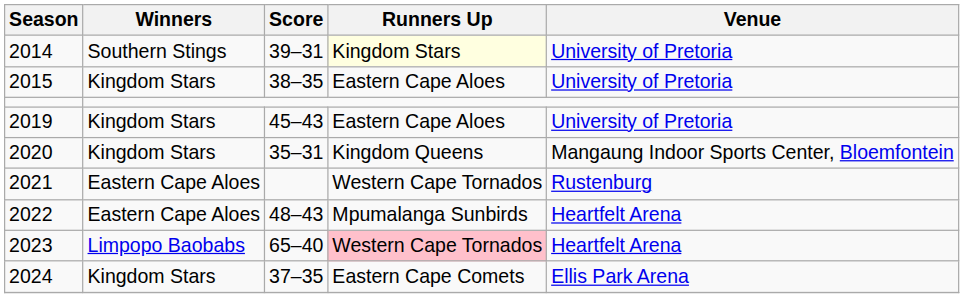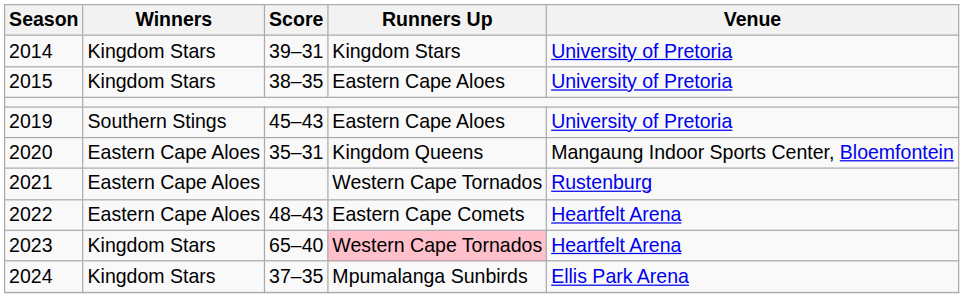(157, 50) Southern Stings -> (152, 50) Kingdom Stars
(396, 50) lightyellow background -> (396, 50) no background
(152, 121) Kingdom Stars -> (157, 121) Southern Stings
(152, 152) Kingdom Stars -> (174, 152) Eastern Cape Aloes
(430, 214) Mpumalanga Sunbirds -> (428, 214) Eastern Cape Comets
(166, 245) Limpopo Baobabs -> (152, 245) Kingdom Stars
(428, 276) Eastern Cape Comets -> (430, 276) Mpumalanga Sunbirds
